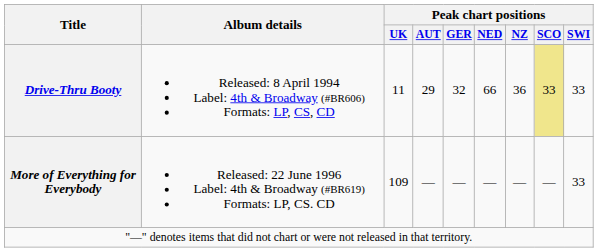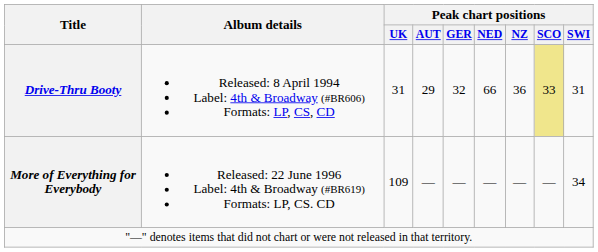(398, 90) 11 -> (398, 90) 31
(579, 90) 33 -> (579, 90) 31
(579, 181) 33 -> (579, 181) 34
